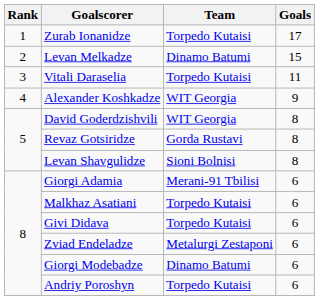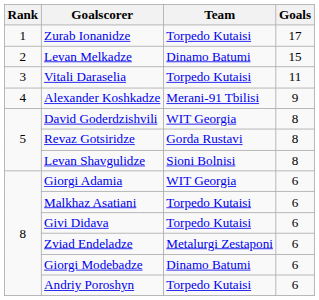(201, 98) WIT Georgia -> (213, 98) Merani-91 Tbilisi
(213, 181) Merani-91 Tbilisi -> (201, 181) WIT Georgia
